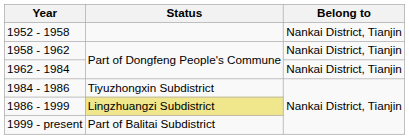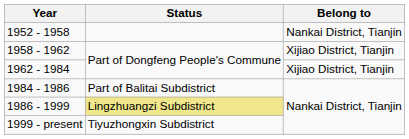(344, 50) Nankai District, Tianjin -> (340, 50) Xijiao District, Tianjin
(344, 69) Nankai District, Tianjin -> (340, 69) Xijiao District, Tianjin
(151, 87) Tiyuzhongxin Subdistrict -> (151, 87) Part of Balitai Subdistrict
(151, 124) Part of Balitai Subdistrict -> (151, 124) Tiyuzhongxin Subdistrict
